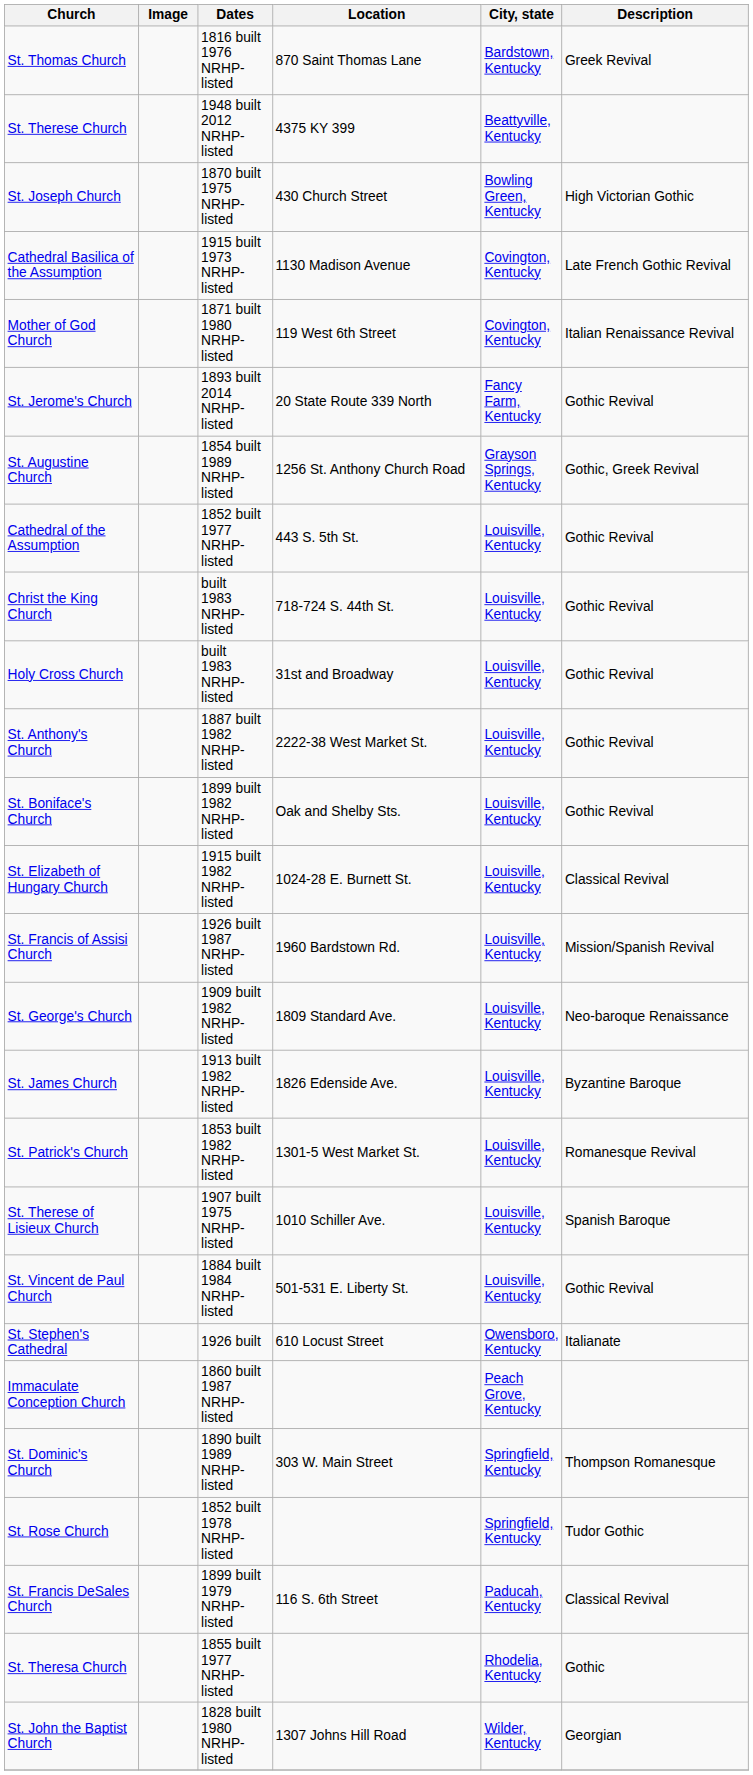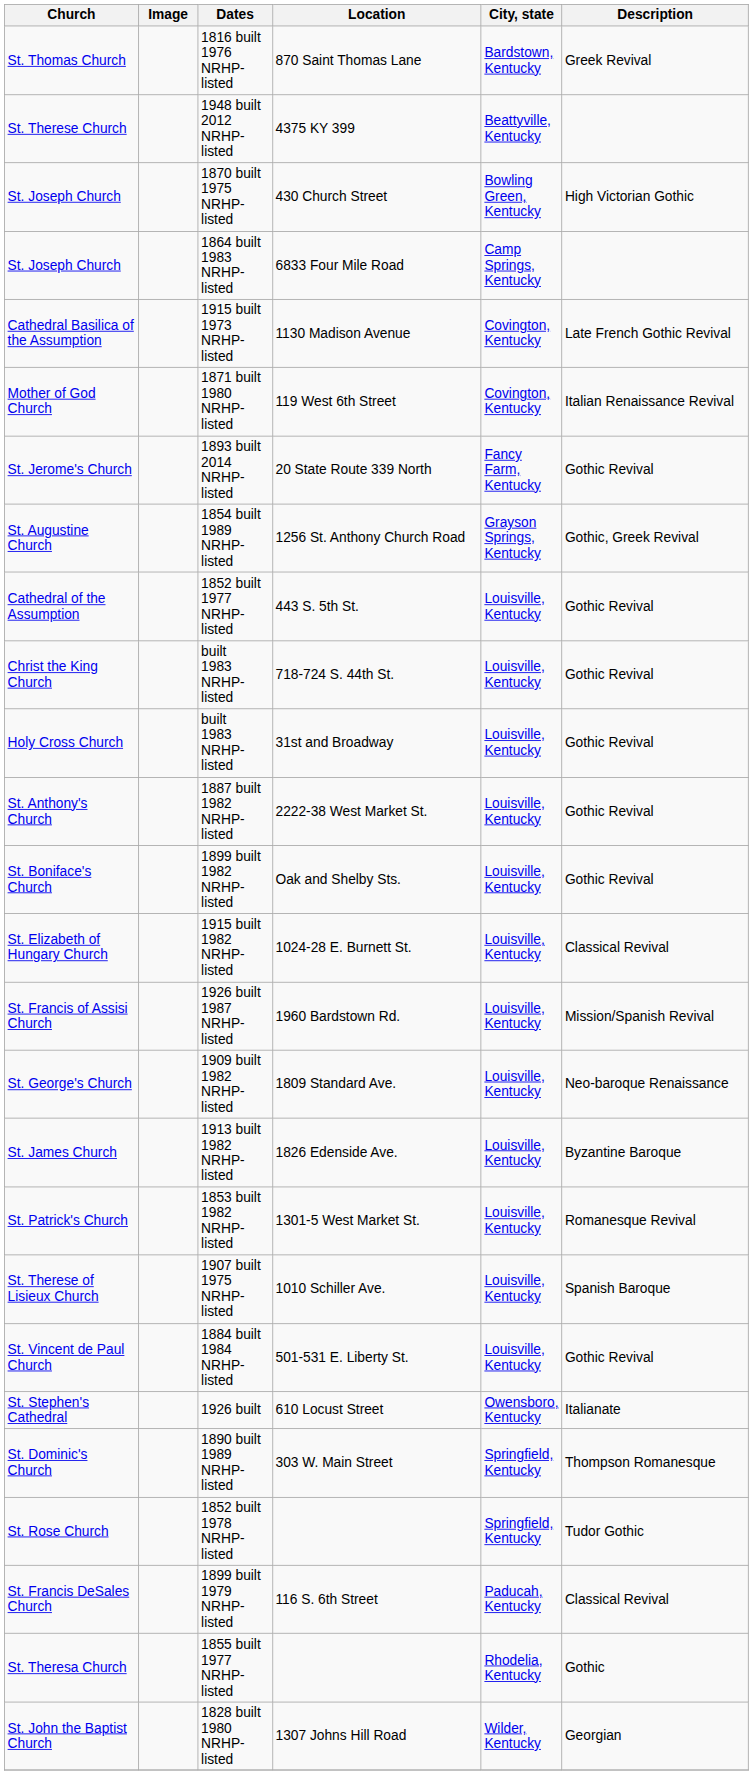+ row: (64, 265)
- row: (66, 1394)
